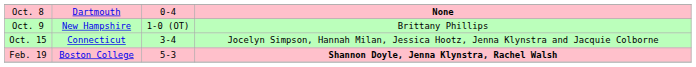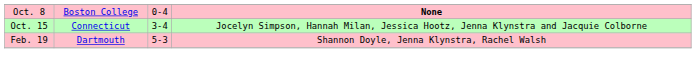(97, 12) Dartmouth -> (101, 12) Boston College
- row: (28, 26)
(97, 55) Boston College -> (101, 40) Dartmouth
(443, 55) bold -> (432, 40) normal
